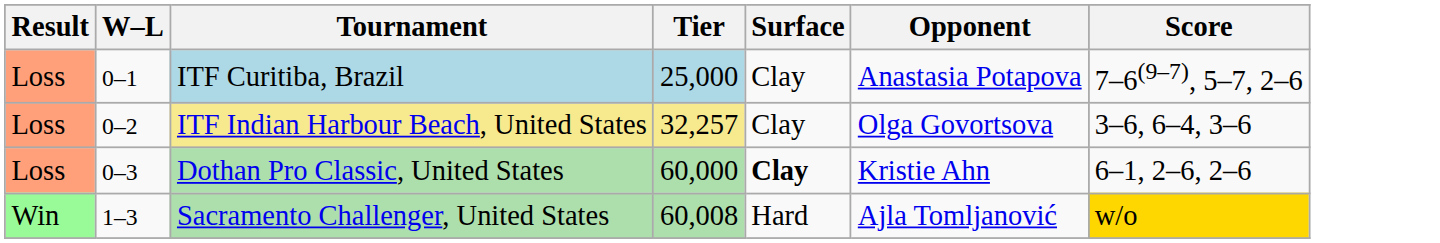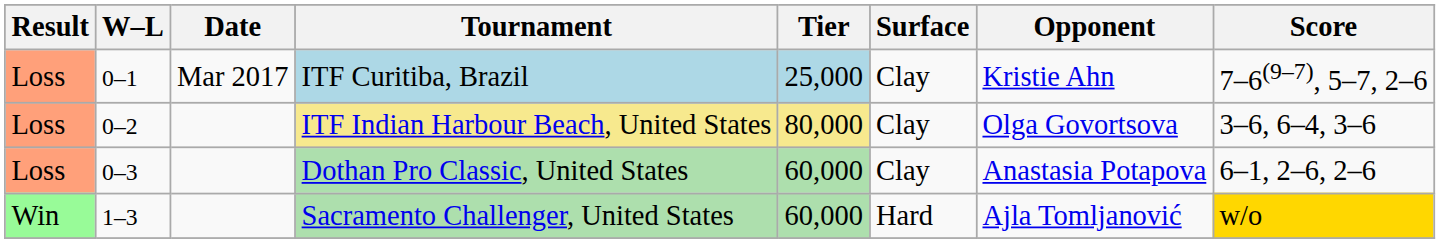+ column: (233, 27)
(970, 76) Anastasia Potapova -> (1049, 76) Kristie Ahn
(699, 125) 32,257 -> (824, 125) 80,000
(780, 170) bold -> (903, 170) normal
(924, 170) Kristie Ahn -> (1094, 170) Anastasia Potapova
(699, 215) 60,008 -> (824, 215) 60,000
